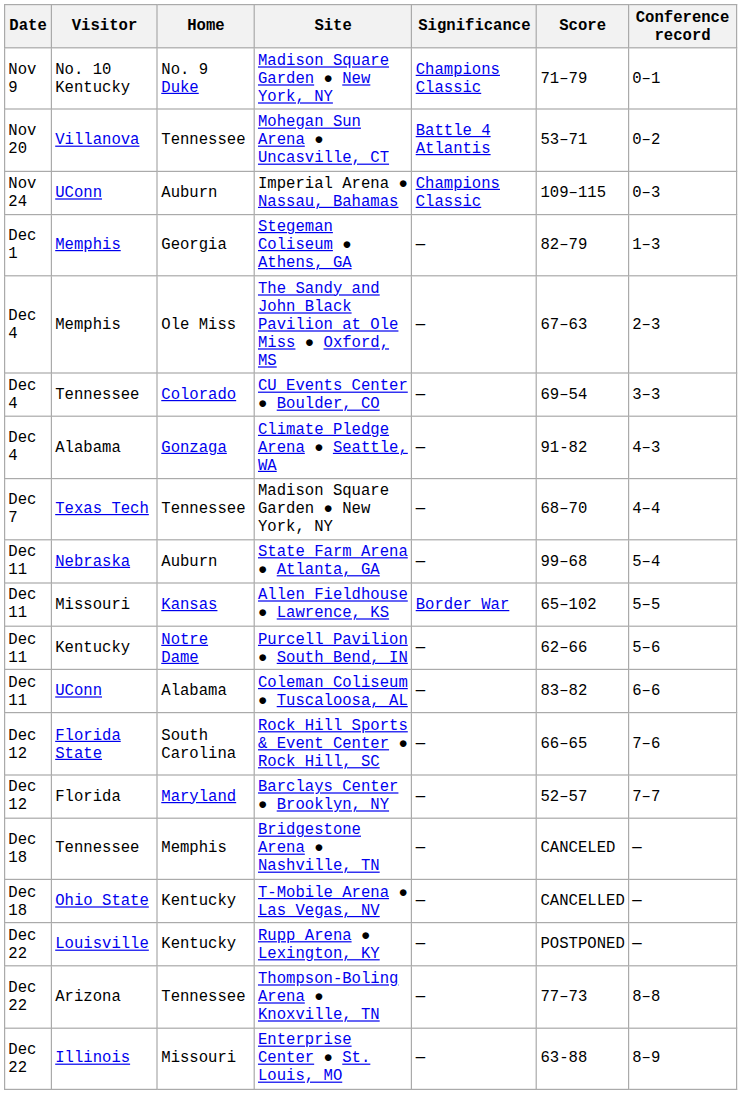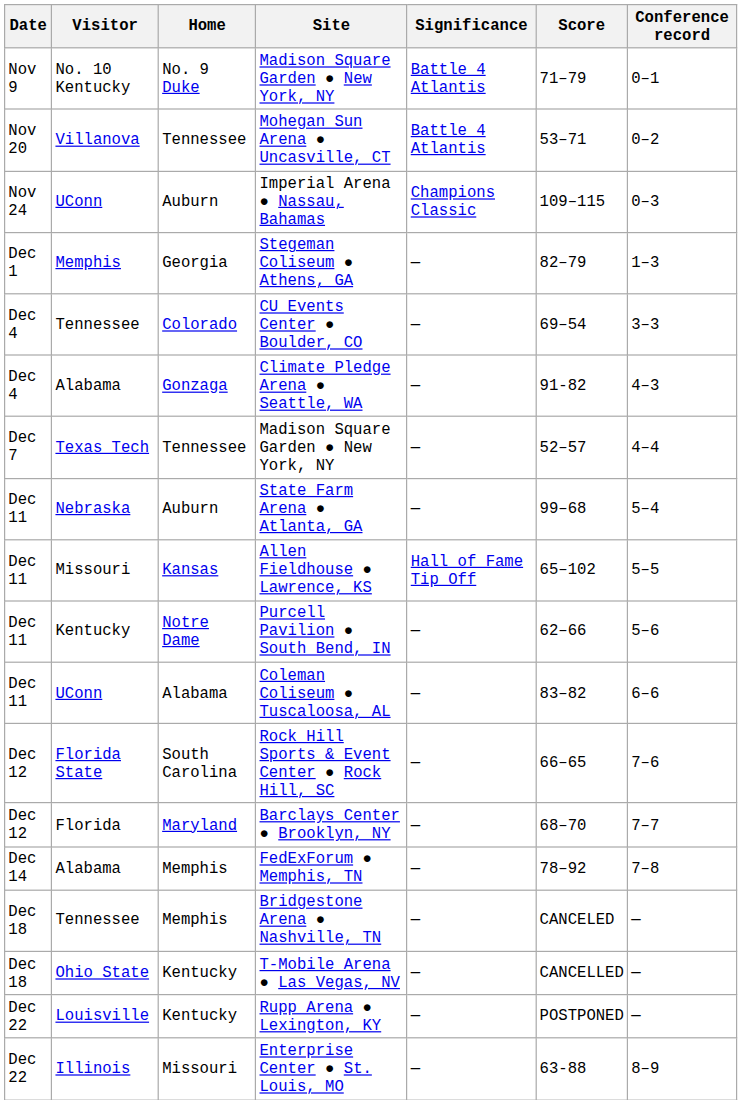(458, 79) Champions Classic -> (448, 79) Battle 4 Atlantis
- row: (88, 324)
(564, 509) 68–70 -> (563, 447) 52–57
(463, 605) Border War -> (467, 570) Hall of Fame Tip Off
(564, 796) 52–57 -> (563, 825) 68–70
+ row: (88, 868)
- row: (88, 997)
